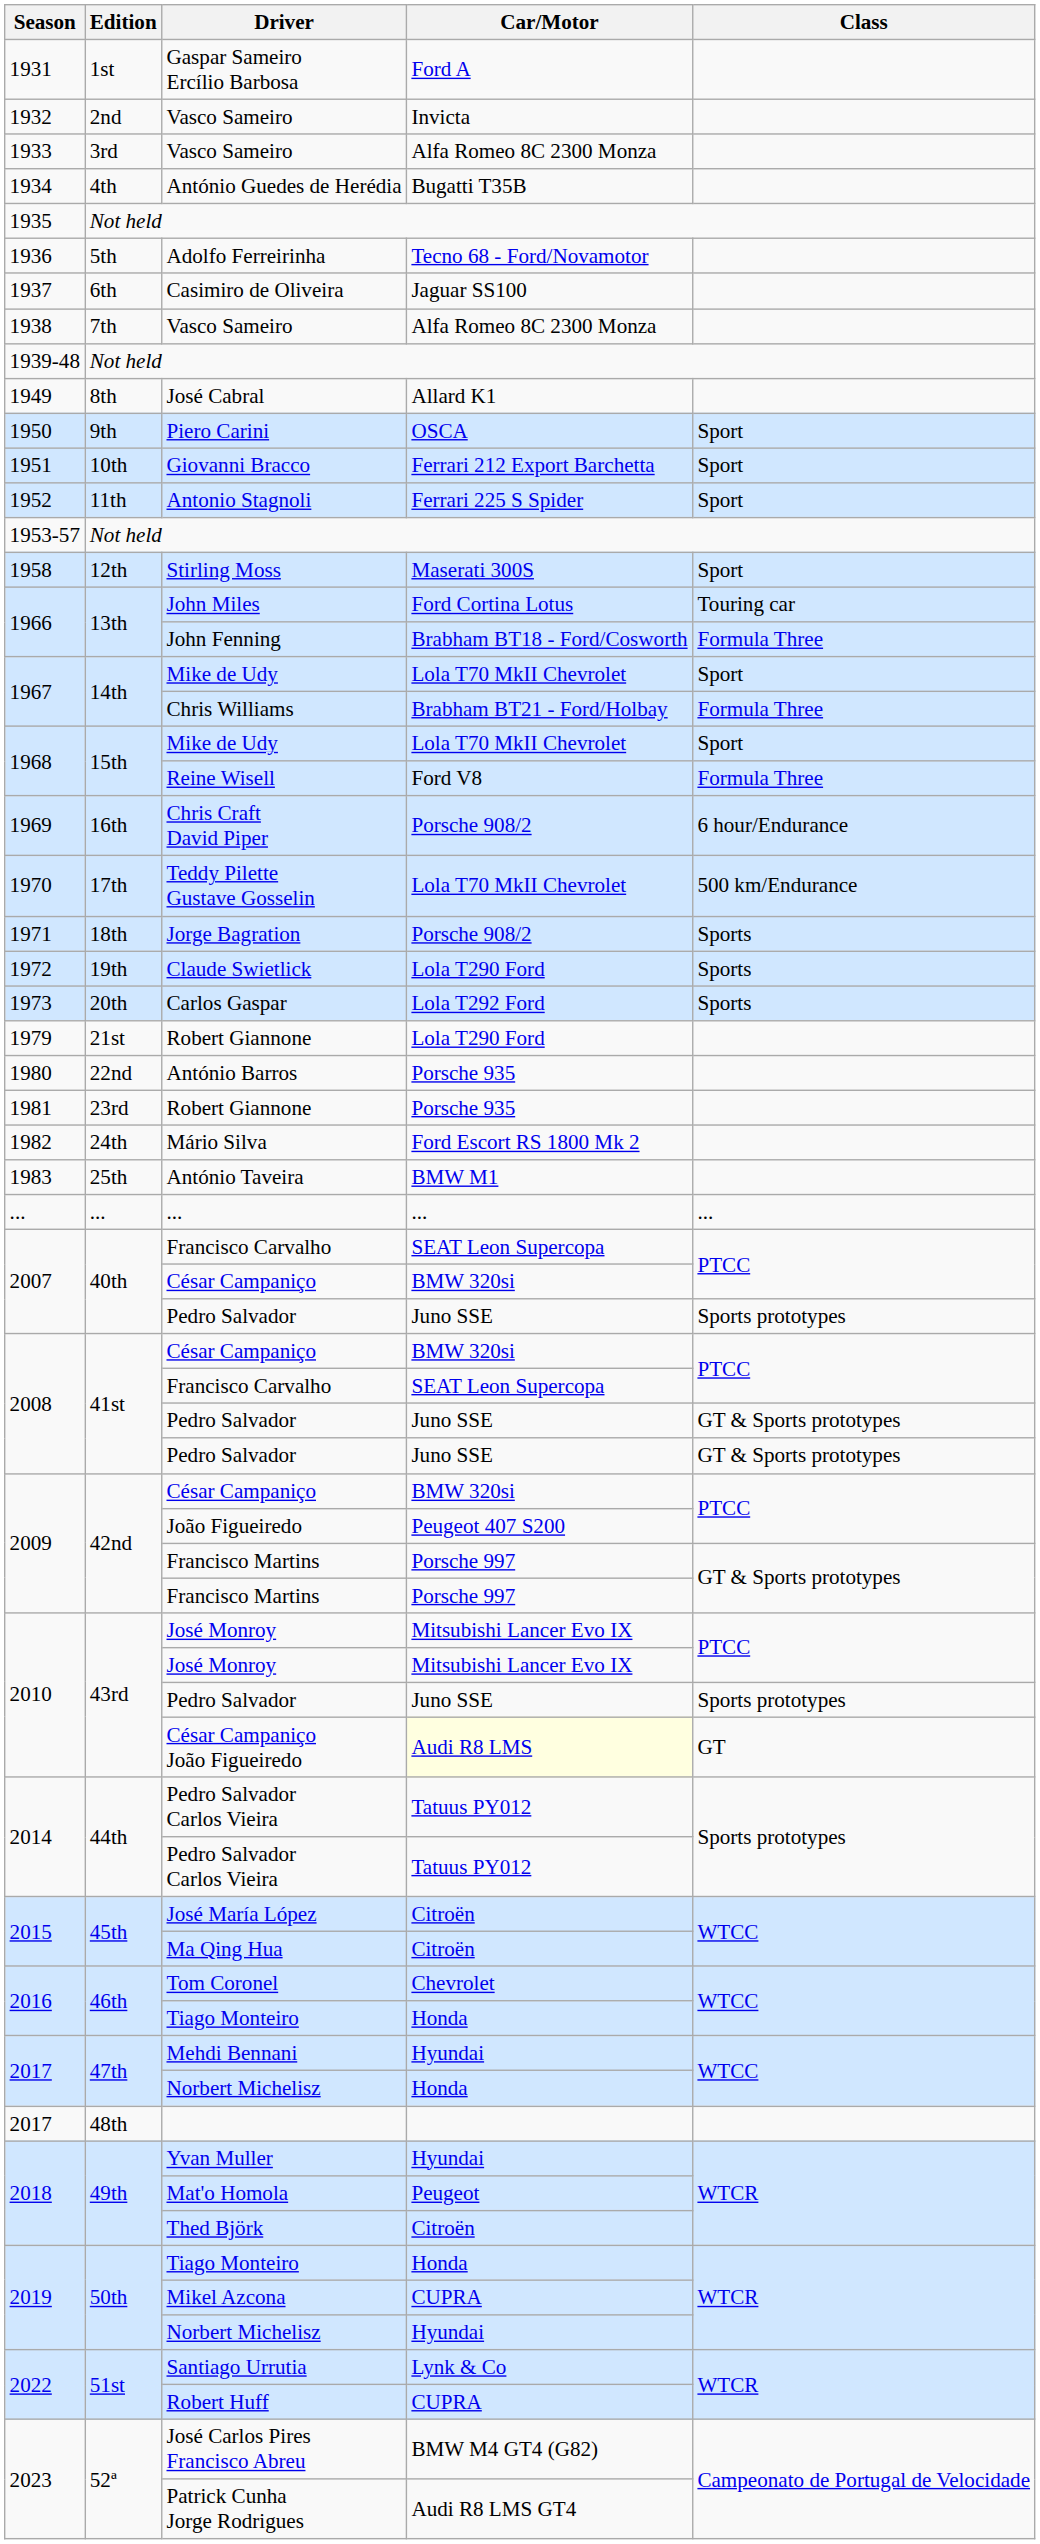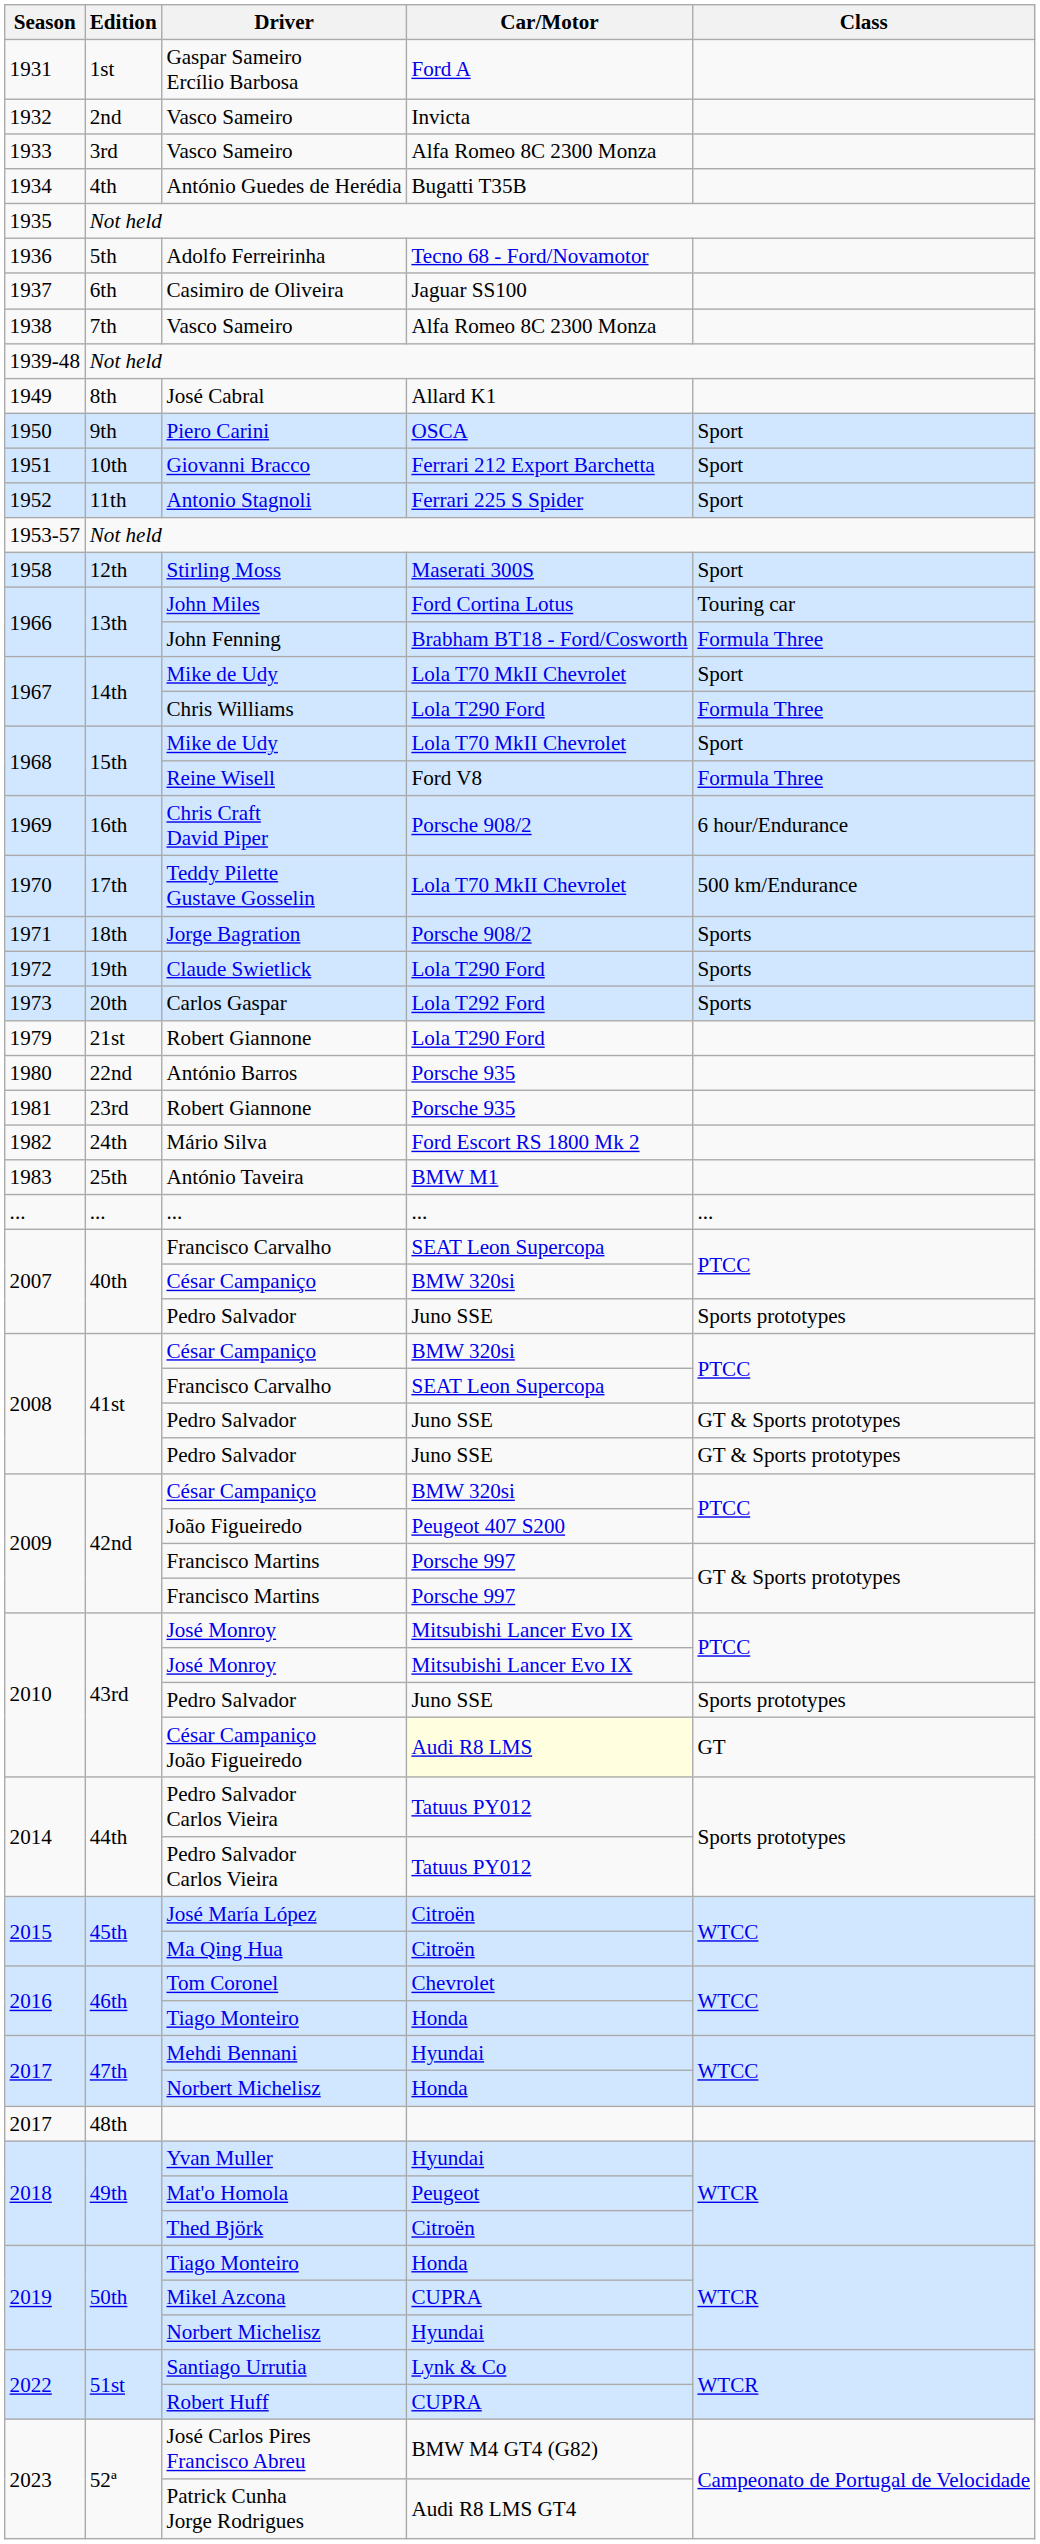(540, 709) Brabham BT21 - Ford/Holbay -> (478, 709) Lola T290 Ford
